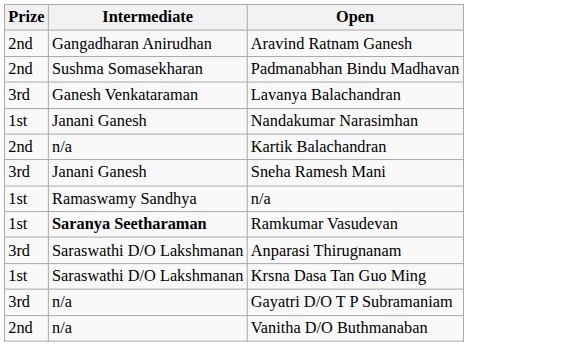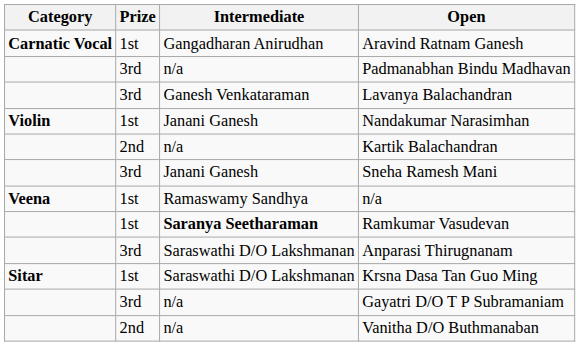+ column: (60, 17)
(21, 43) 2nd -> (129, 43) 1st
(21, 69) 2nd -> (130, 69) 3rd
(128, 69) Sushma Somasekharan -> (173, 69) n/a
